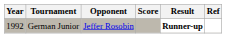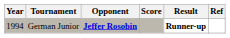(15, 26) 1992 -> (15, 26) 1994
(108, 26) normal -> (110, 26) bold
